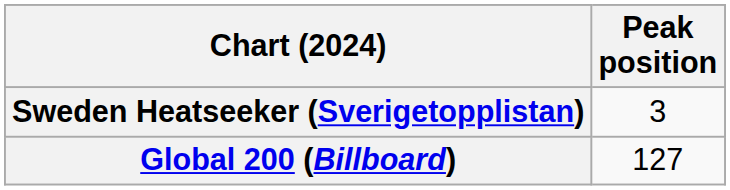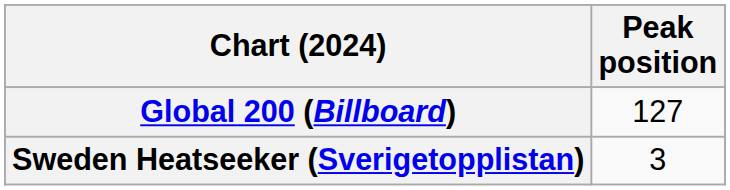rows swapped: (298, 160) <-> (298, 111)
